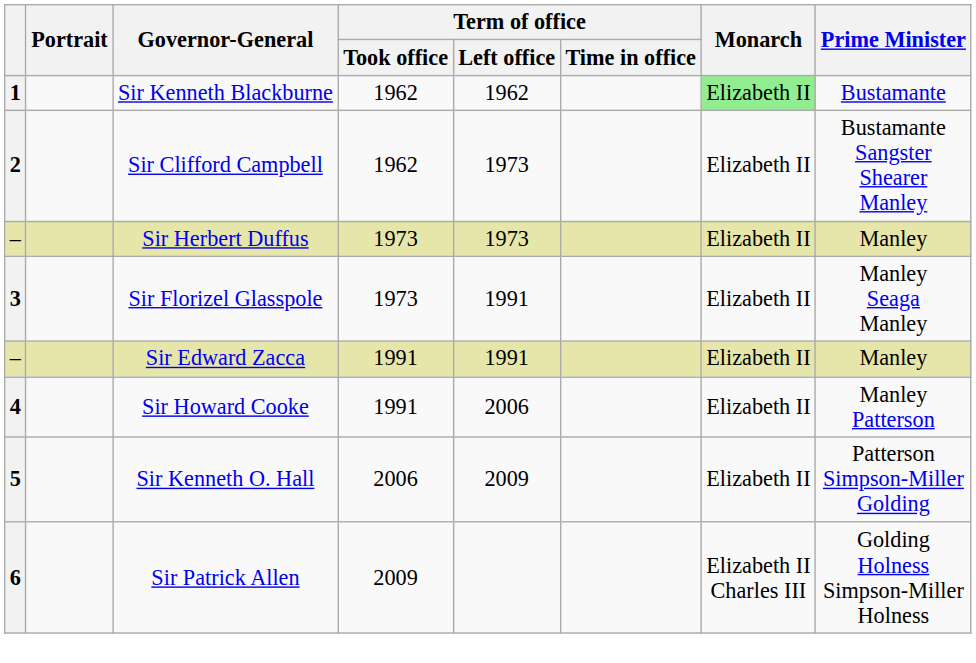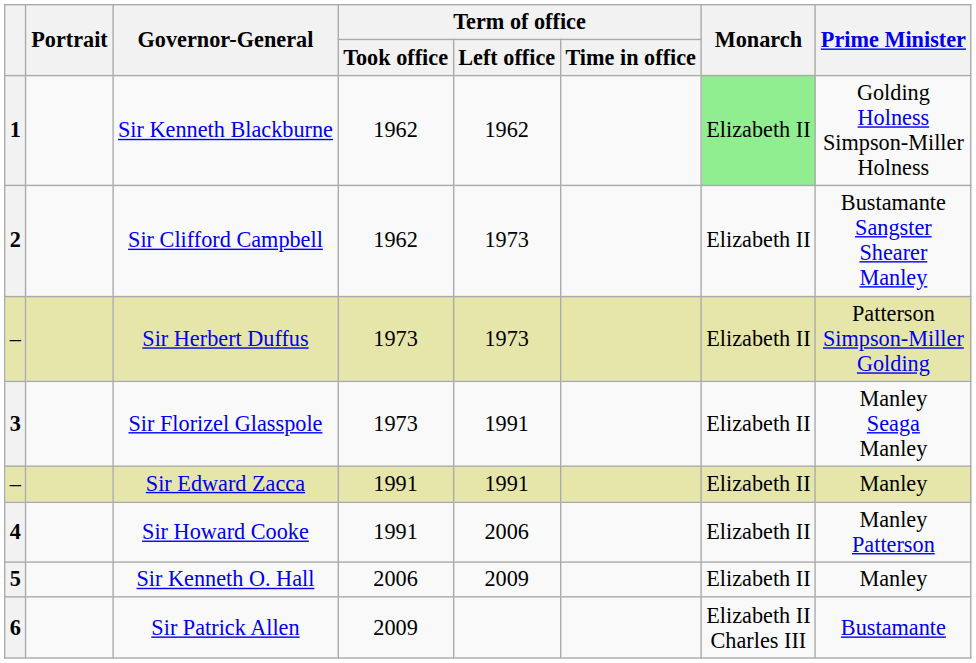(893, 92) Bustamante -> (893, 130) Golding Holness Simpson-Miller Holness
(893, 238) Manley -> (893, 338) Patterson Simpson-Miller Golding
(893, 479) Patterson Simpson-Miller Golding -> (893, 579) Manley
(893, 577) Golding Holness Simpson-Miller Holness -> (893, 627) Bustamante
